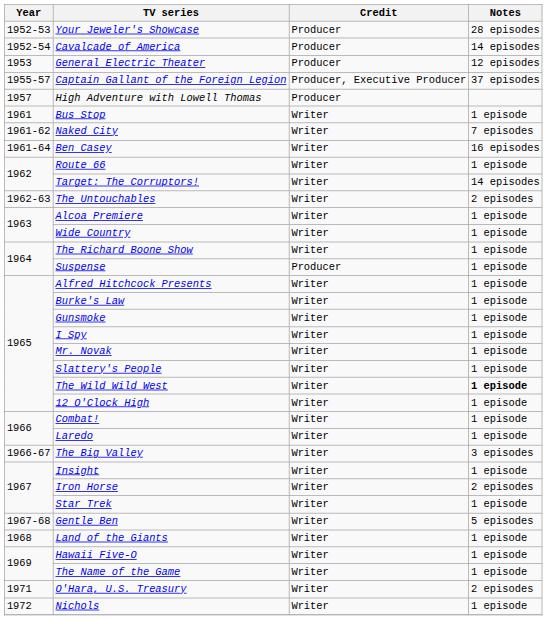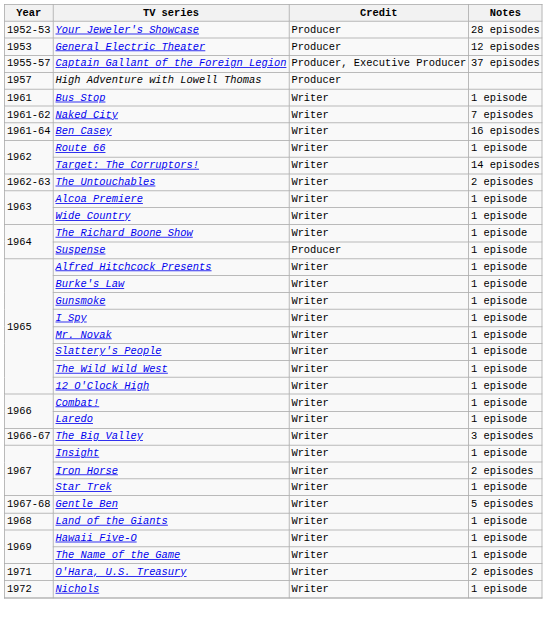- row: (118, 47)
(499, 386) bold -> (499, 369) normal
